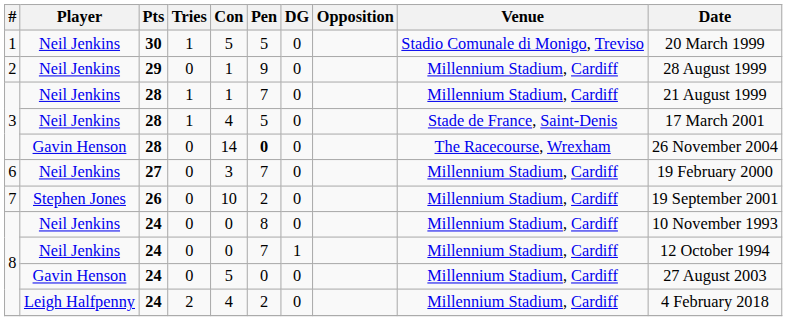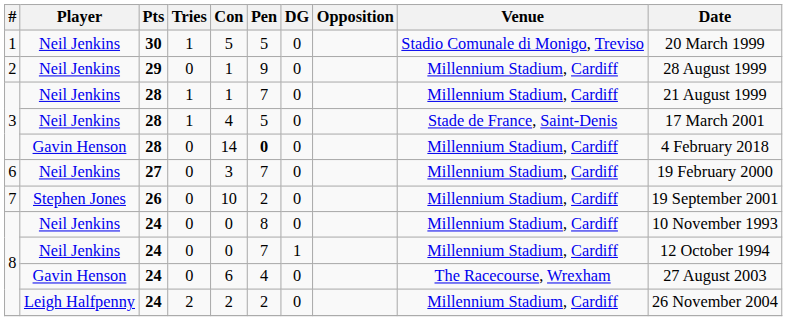(523, 146) The Racecourse, Wrexham -> (523, 146) Millennium Stadium, Cardiff
(715, 146) 26 November 2004 -> (715, 146) 4 February 2018
(229, 276) 5 -> (229, 276) 6
(264, 276) 0 -> (264, 276) 4
(523, 276) Millennium Stadium, Cardiff -> (523, 276) The Racecourse, Wrexham
(229, 302) 4 -> (229, 302) 2
(715, 302) 4 February 2018 -> (715, 302) 26 November 2004
